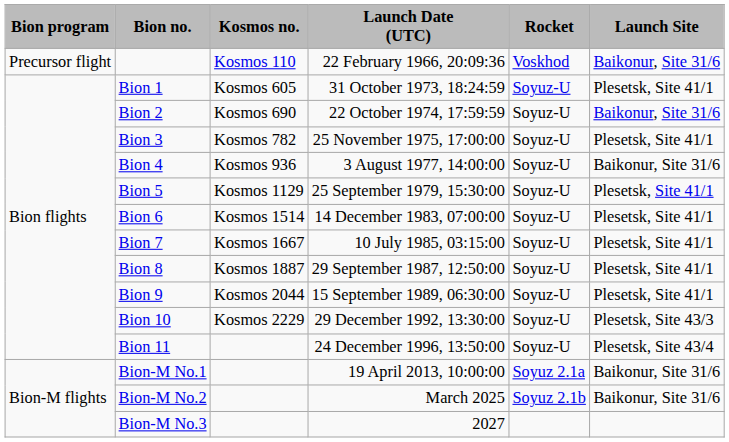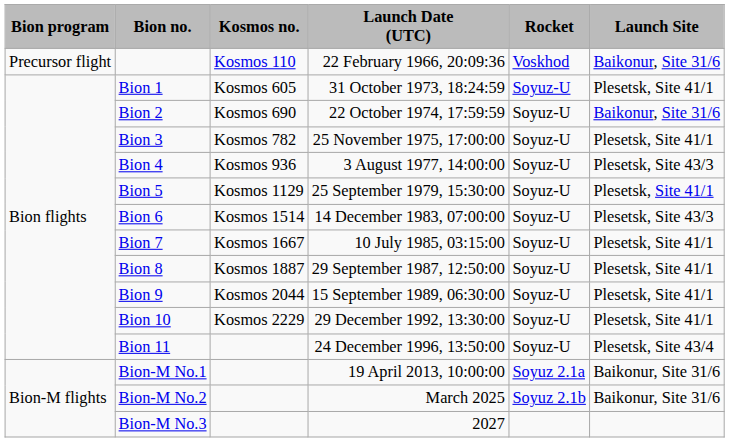(657, 165) Baikonur, Site 31/6 -> (653, 165) Plesetsk, Site 43/3
(653, 216) Plesetsk, Site 41/1 -> (653, 216) Plesetsk, Site 43/3
(653, 320) Plesetsk, Site 43/3 -> (653, 320) Plesetsk, Site 41/1
